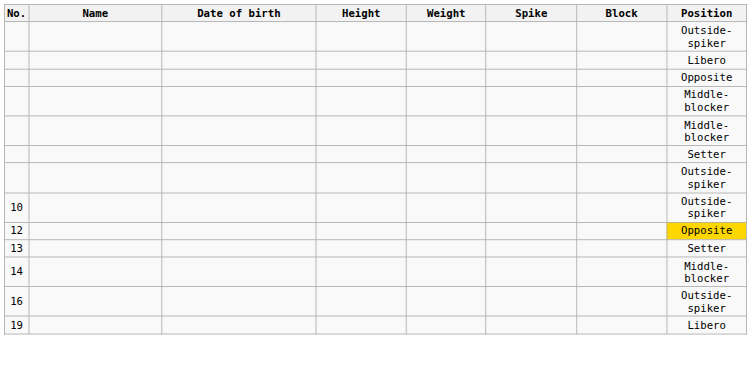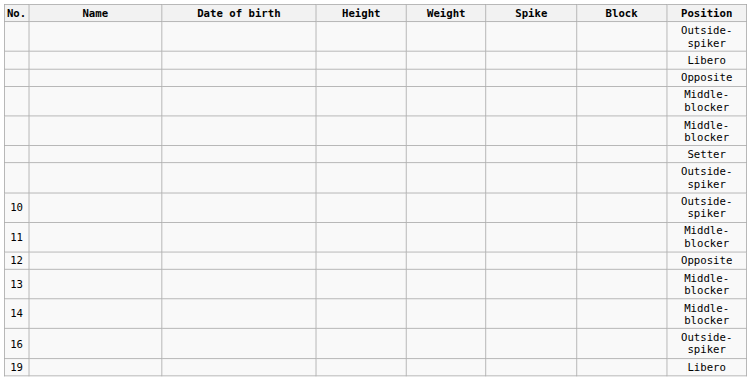+ row: (17, 237)
(707, 231) gold background -> (707, 261) no background
(707, 248) Setter -> (707, 284) Middle-blocker
